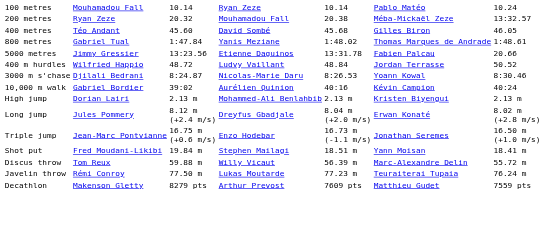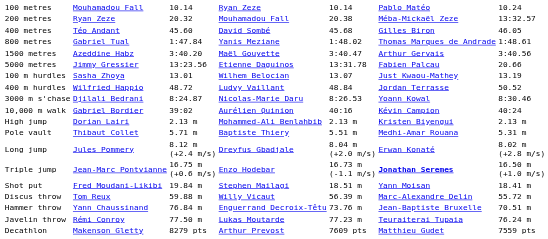+ row: (31, 53)
+ row: (35, 76)
+ row: (28, 133)
(411, 135) normal -> (416, 169) bold
+ row: (33, 208)
